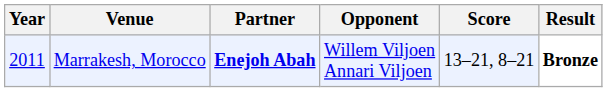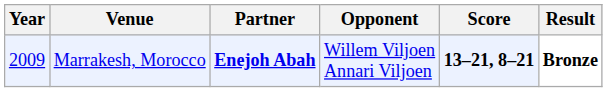(27, 60) 2011 -> (27, 60) 2009
(489, 60) normal -> (489, 60) bold
